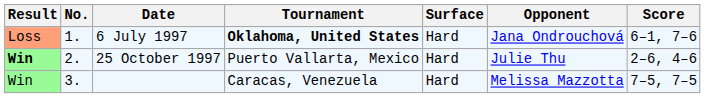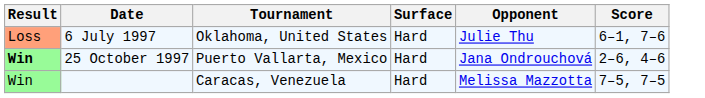- column: (77, 15)
(323, 37) bold -> (292, 37) normal
(557, 37) Jana Ondrouchová -> (496, 37) Julie Thu
(528, 59) Julie Thu -> (526, 59) Jana Ondrouchová
